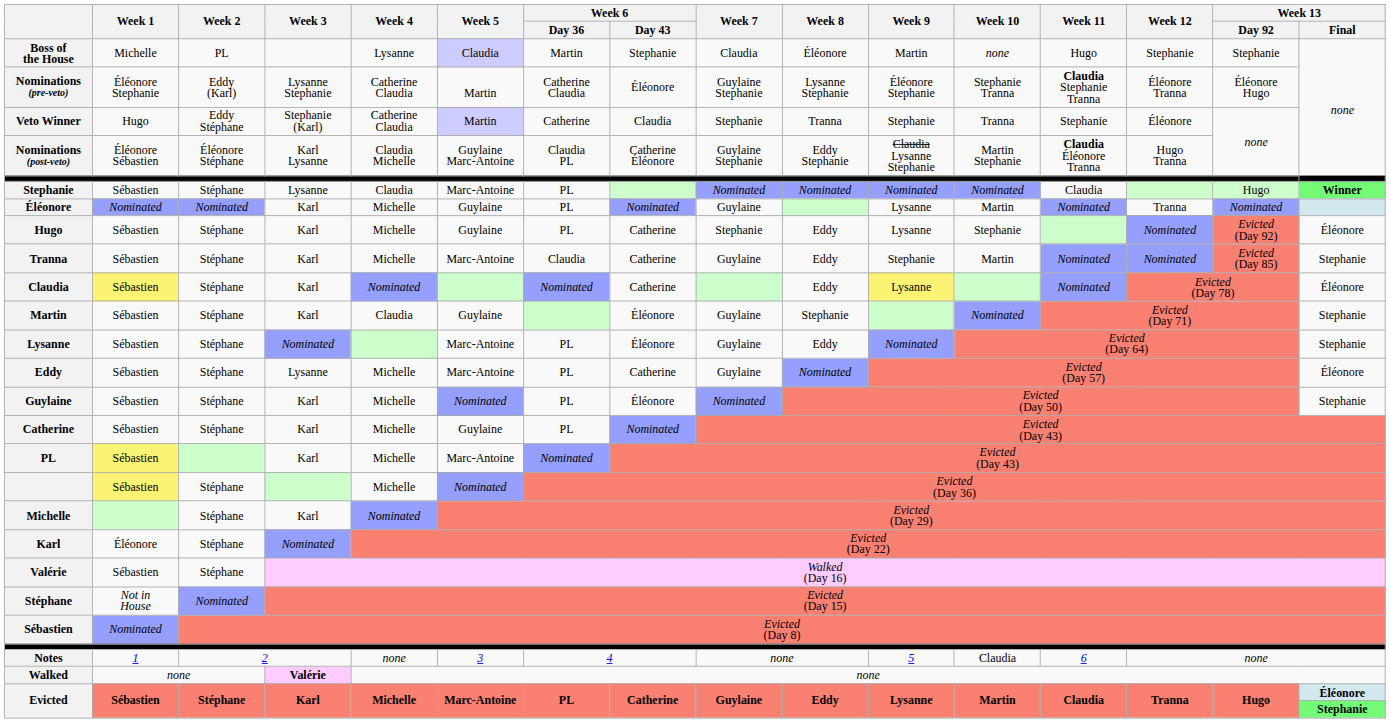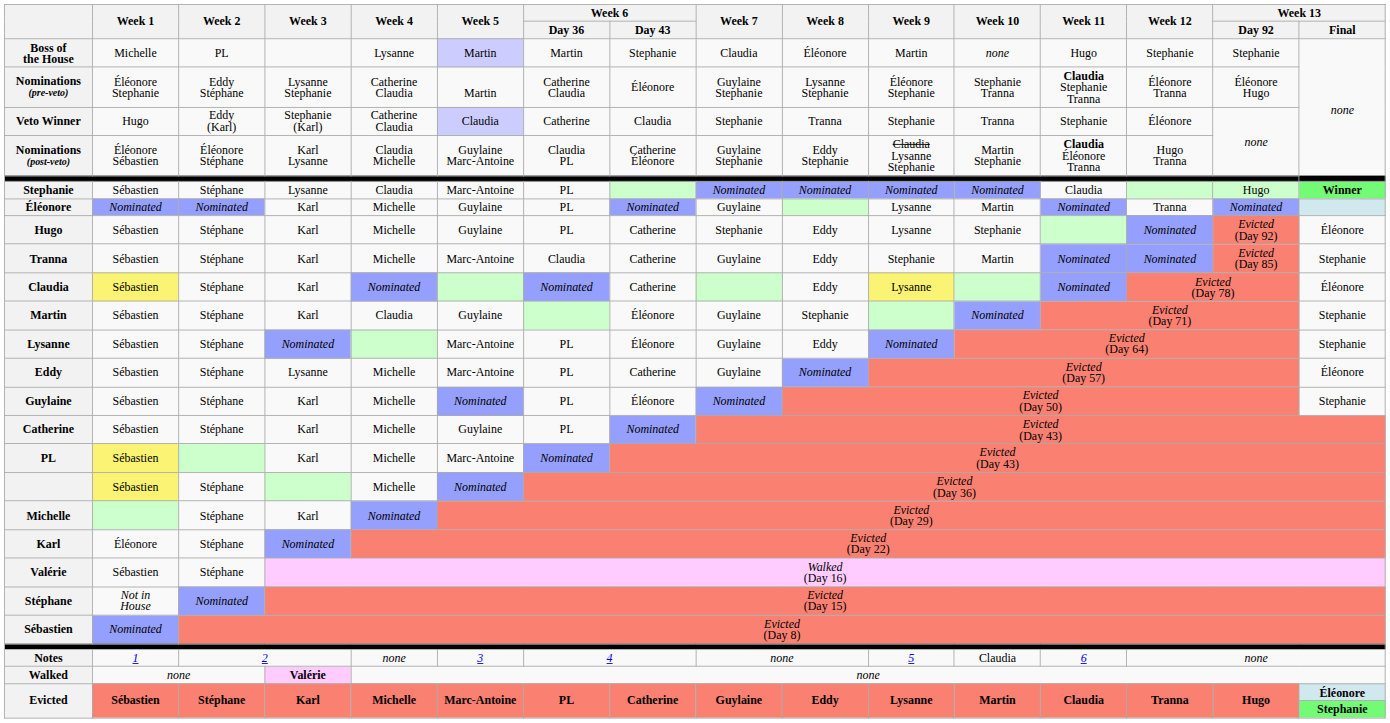(480, 53) Claudia -> (480, 53) Martin
(222, 87) Eddy (Karl) -> (222, 87) Eddy Stéphane
(222, 121) Eddy Stéphane -> (222, 121) Eddy (Karl)
(480, 121) Martin -> (480, 121) Claudia
